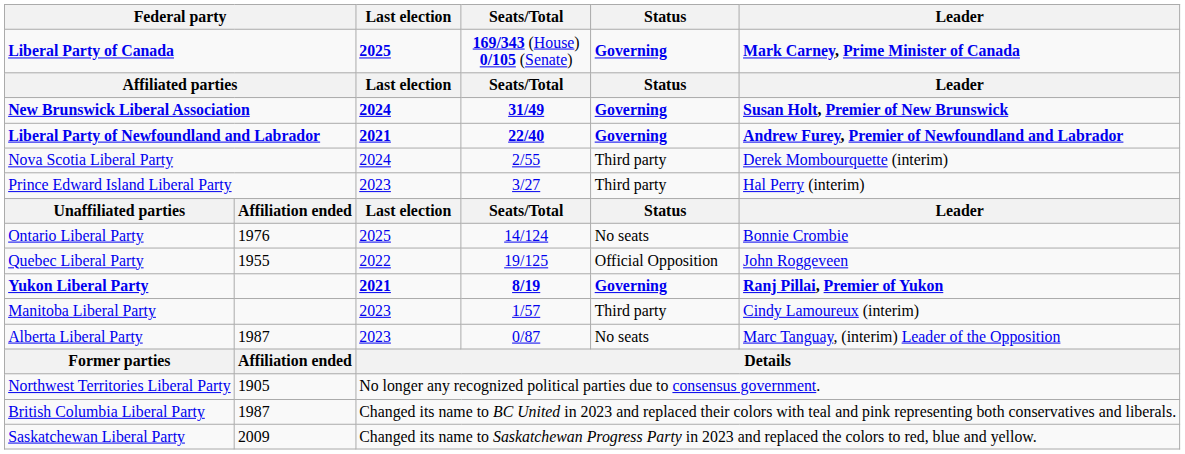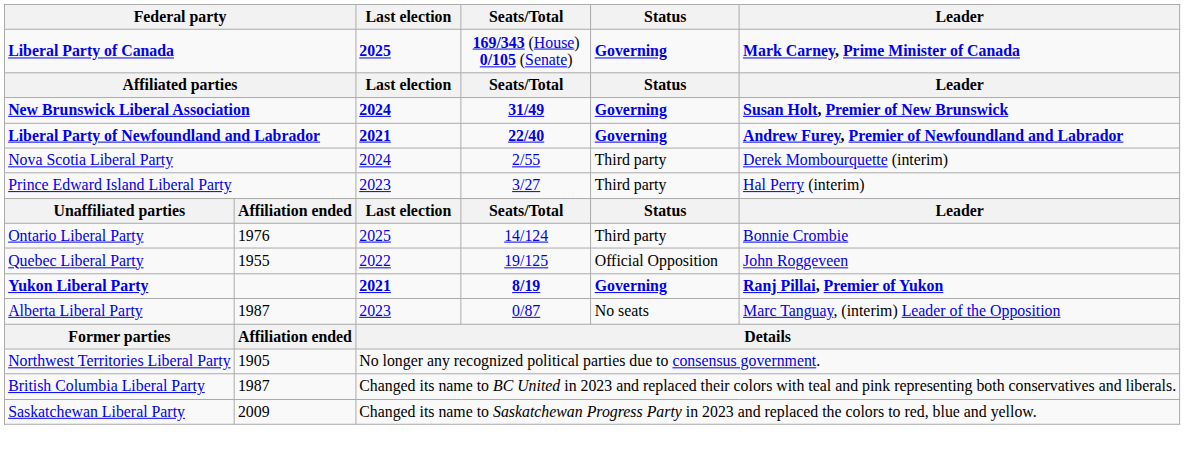(622, 235) No seats -> (631, 235) Third party
- row: (82, 311)
